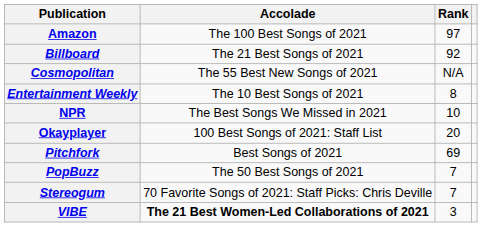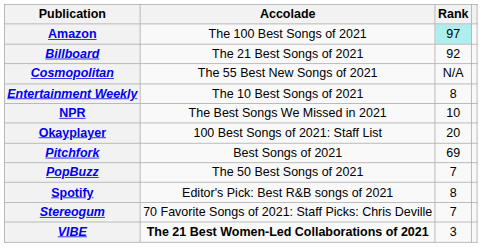(453, 34) no background -> (453, 34) paleturquoise background
+ row: (72, 192)
